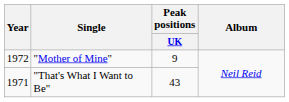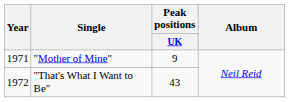(18, 58) 1972 -> (18, 58) 1971
(18, 82) 1971 -> (18, 82) 1972
